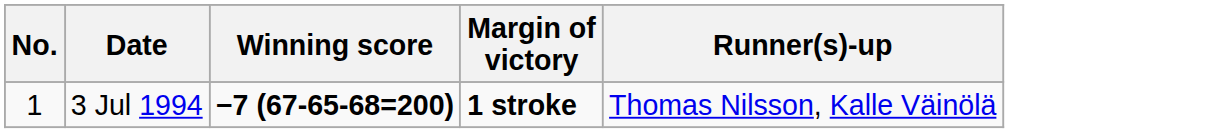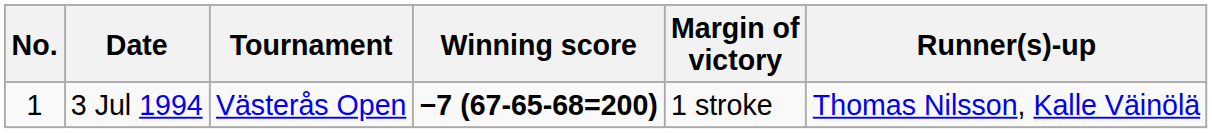+ column: (311, 44)
(522, 105) bold -> (722, 105) normal
